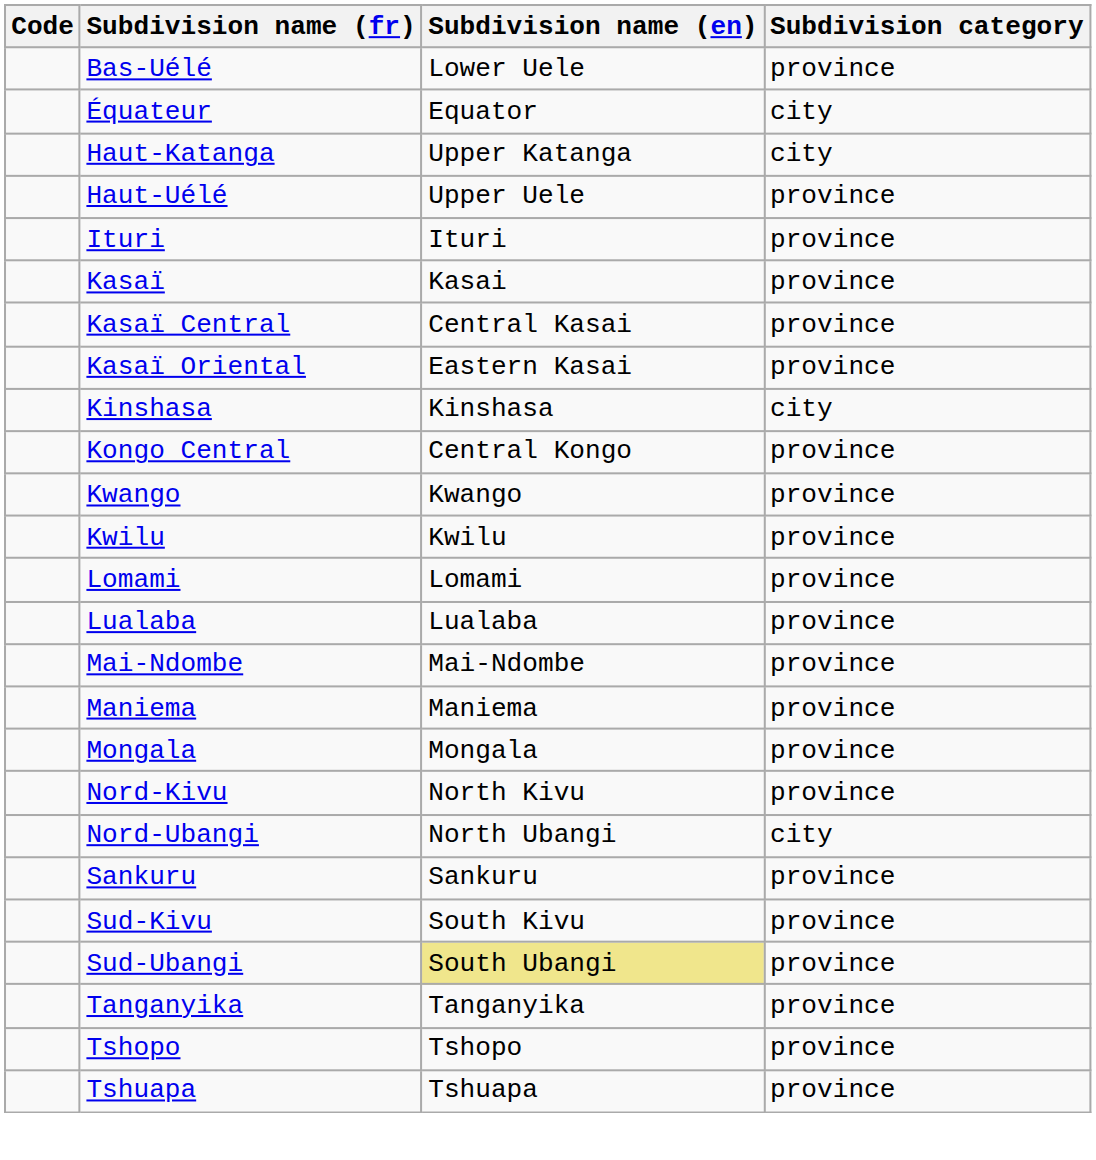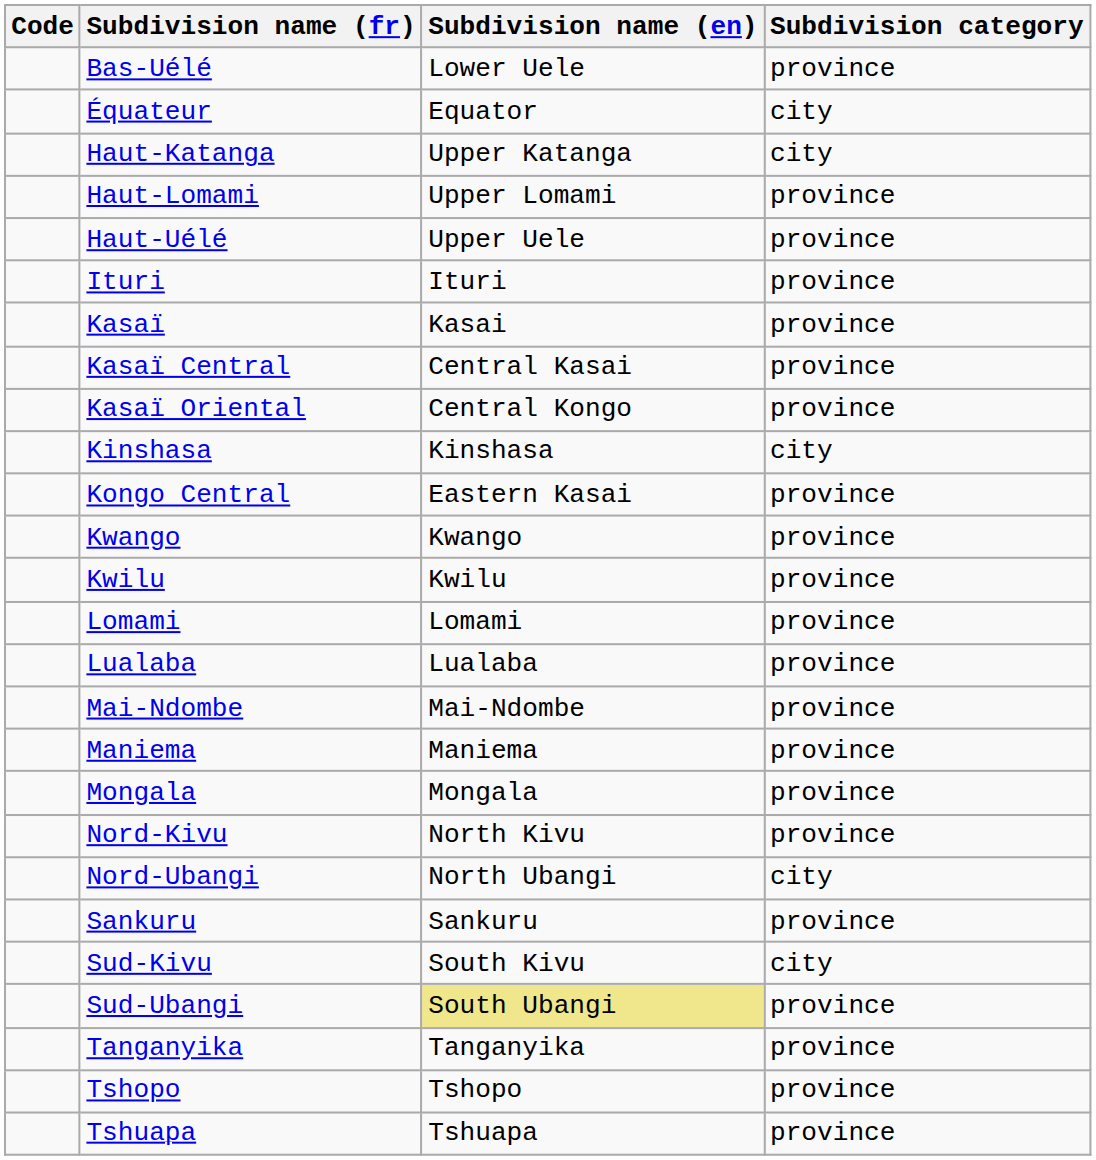+ row: (173, 197)
(530, 367) Eastern Kasai -> (530, 410) Central Kongo
(530, 452) Central Kongo -> (530, 495) Eastern Kasai
(833, 921) province -> (801, 963) city
